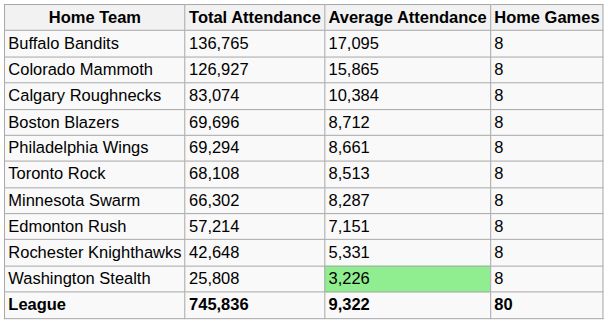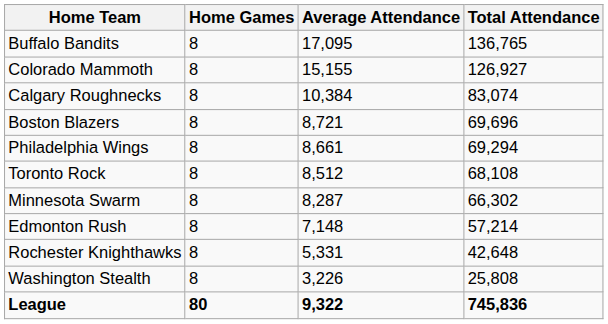columns swapped: (547, 17) <-> (255, 17)
(354, 69) 15,865 -> (327, 69) 15,155
(349, 122) 8,712 -> (323, 122) 8,721
(349, 174) 8,513 -> (323, 174) 8,512
(349, 226) 7,151 -> (323, 226) 7,148
(349, 278) lightgreen background -> (323, 278) no background
